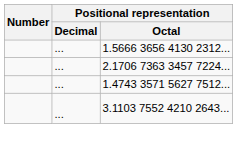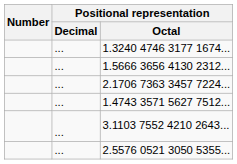+ row: (166, 48)
+ row: (166, 150)
